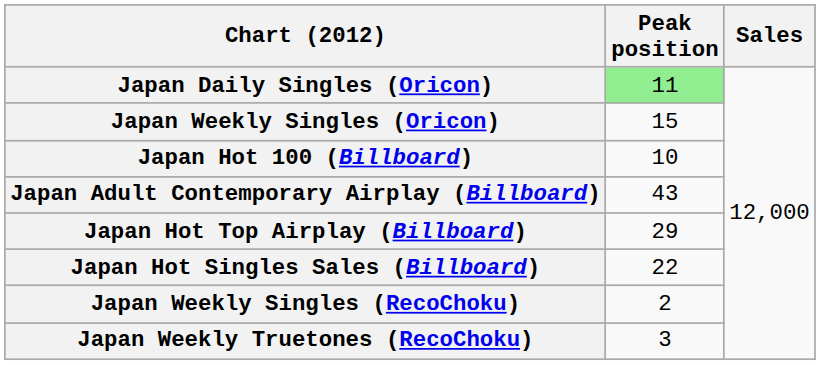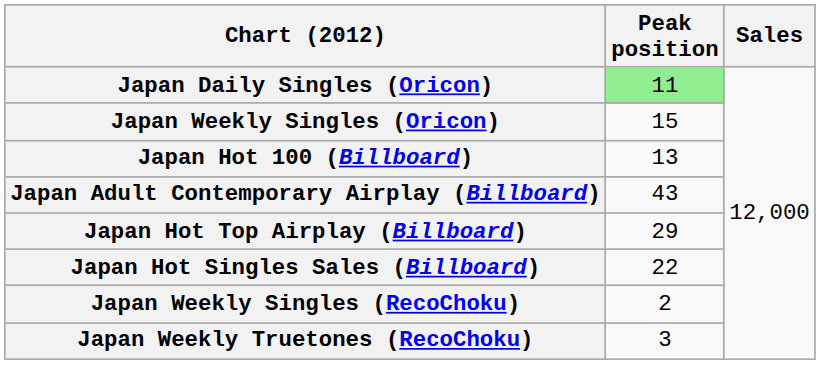(665, 158) 10 -> (665, 158) 13
